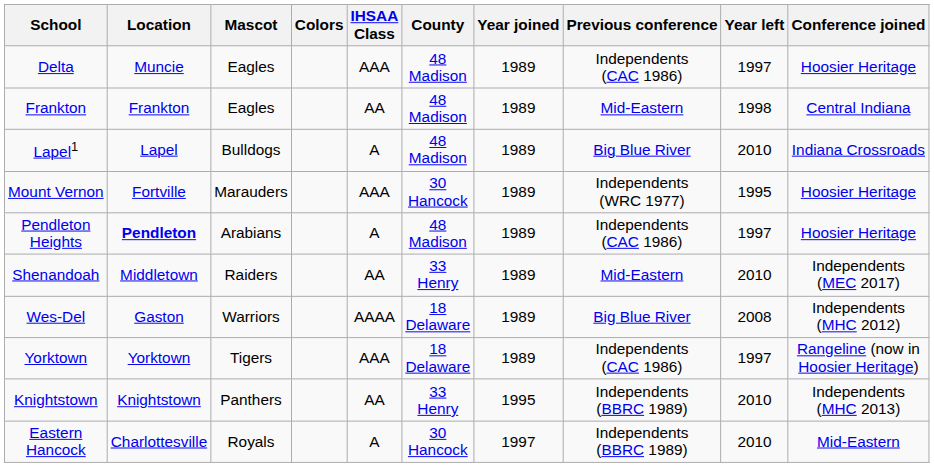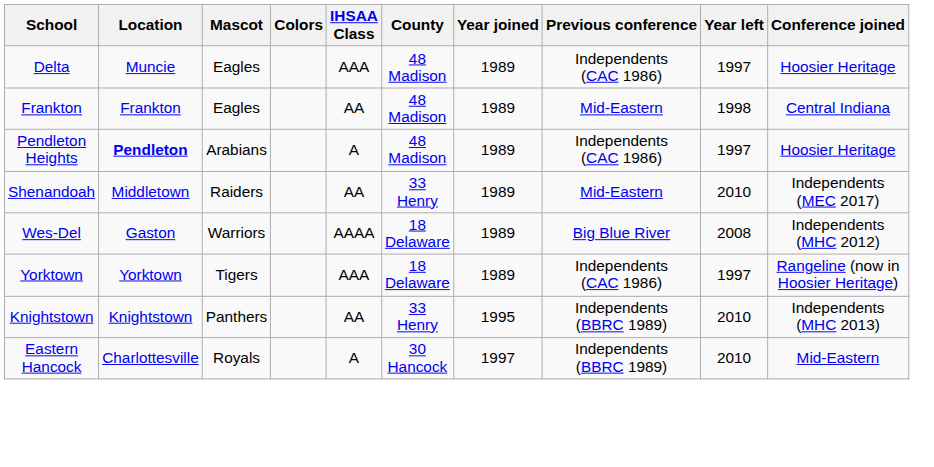- row: (56, 150)
- row: (56, 191)
